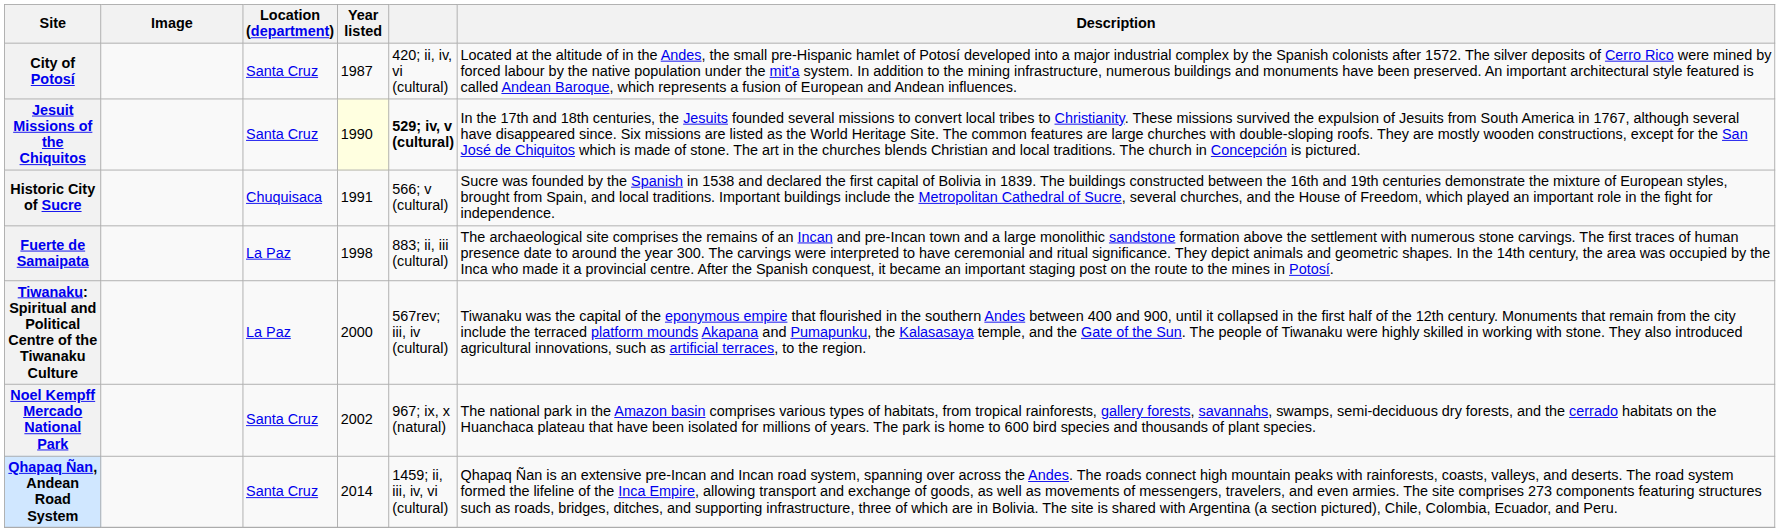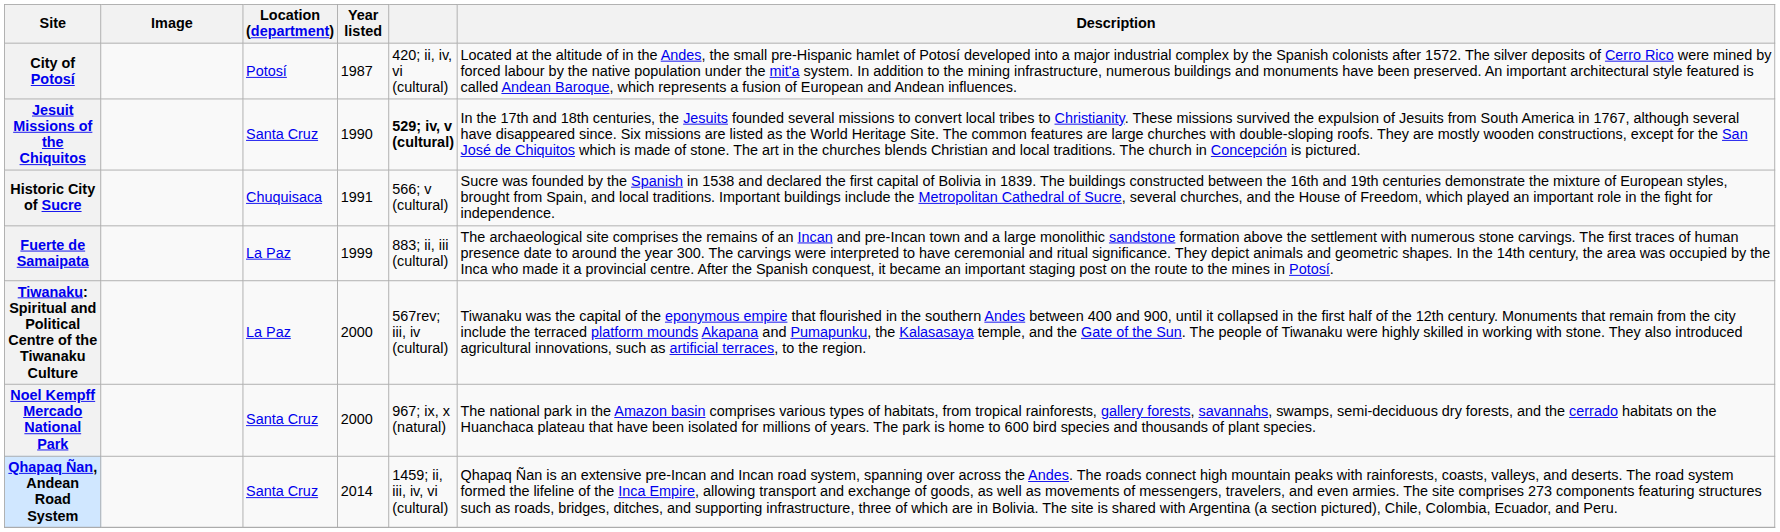(282, 71) Santa Cruz -> (266, 71) Potosí
(357, 134) lightyellow background -> (357, 134) no background
(357, 253) 1998 -> (357, 253) 1999
(357, 420) 2002 -> (357, 420) 2000
